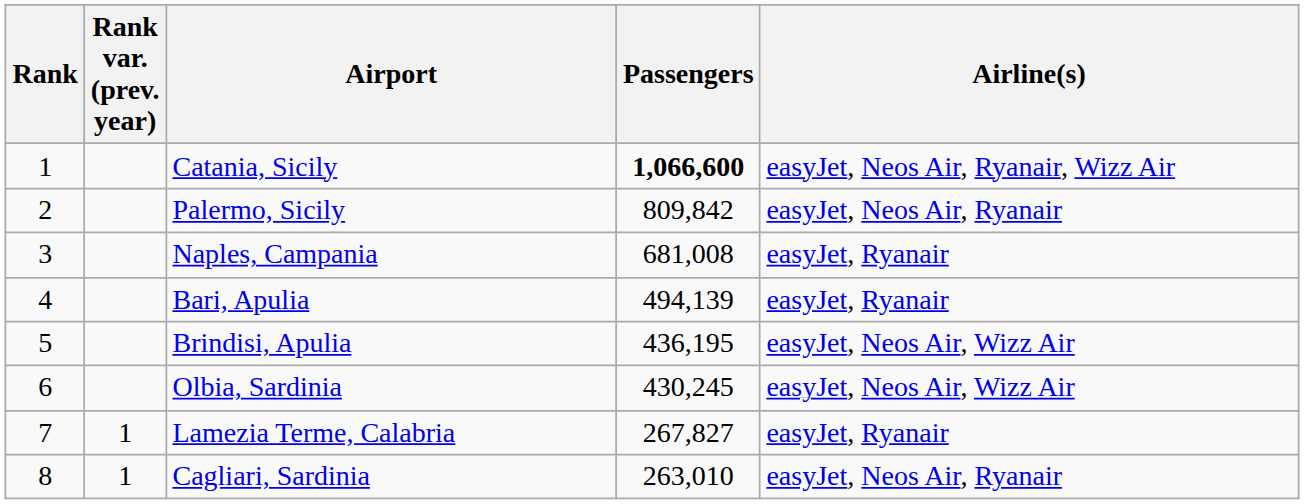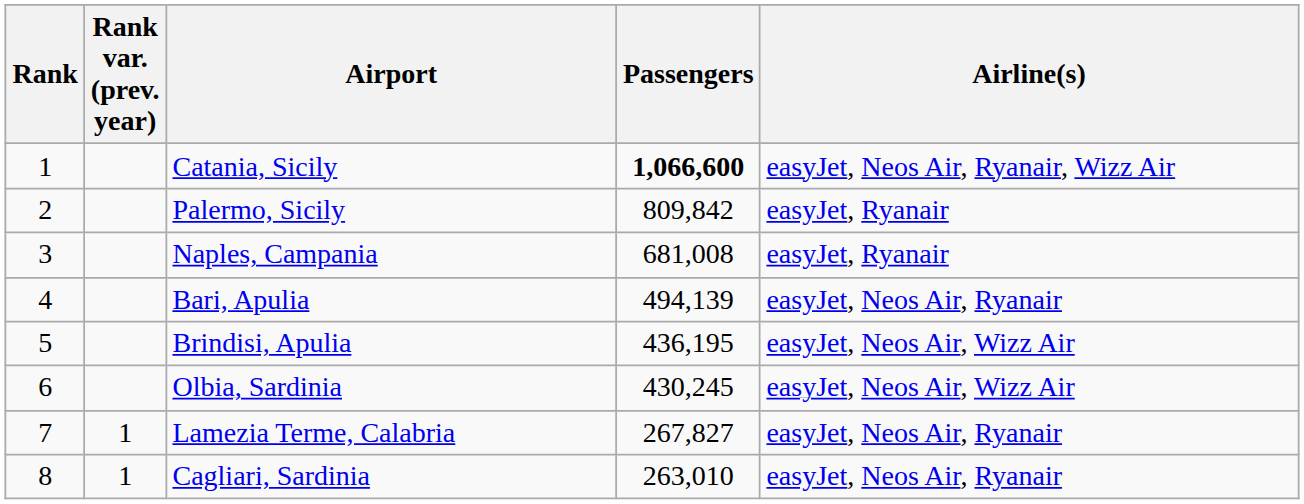(914, 210) easyJet, Neos Air, Ryanair -> (858, 210) easyJet, Ryanair
(858, 298) easyJet, Ryanair -> (914, 298) easyJet, Neos Air, Ryanair
(858, 432) easyJet, Ryanair -> (914, 432) easyJet, Neos Air, Ryanair
